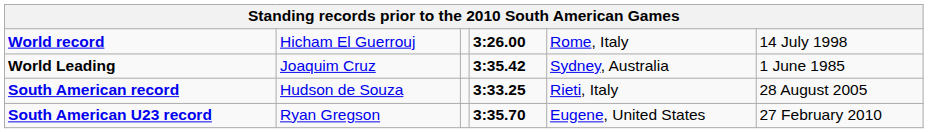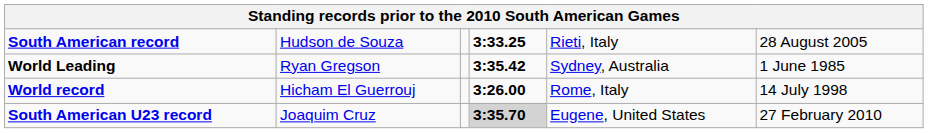rows swapped: (56, 41) <-> (94, 90)
(328, 66) Joaquim Cruz -> (330, 66) Ryan Gregson
(330, 115) Ryan Gregson -> (328, 115) Joaquim Cruz
(499, 115) no background -> (499, 115) lightgrey background
